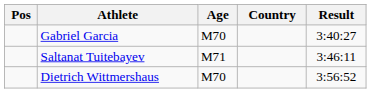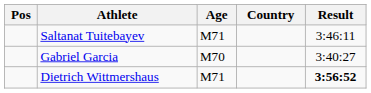rows swapped: (79, 35) <-> (93, 56)
(213, 77) M70 -> (212, 77) M71
(336, 77) normal -> (335, 77) bold
